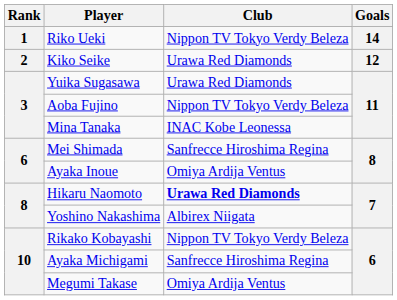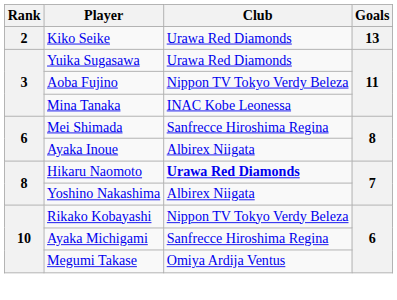- row: (76, 37)
(372, 60) 12 -> (372, 37) 13
(226, 171) Omiya Ardija Ventus -> (211, 149) Albirex Niigata
